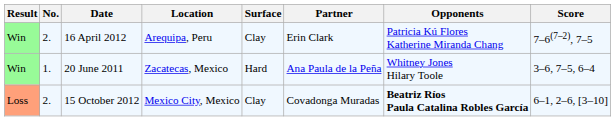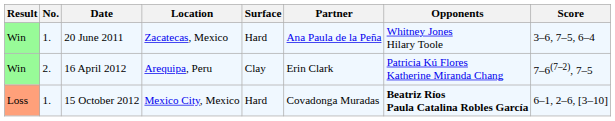rows swapped: (94, 68) <-> (95, 37)
(47, 99) 2. -> (47, 99) 1.
(255, 99) Clay -> (256, 99) Hard
